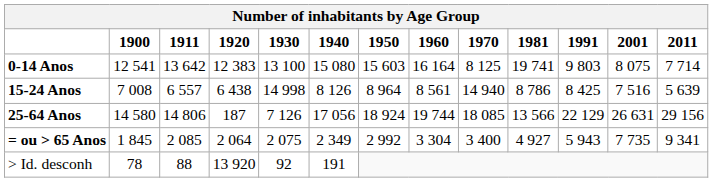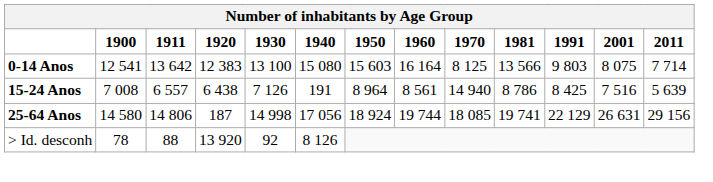(533, 66) 19 741 -> (519, 66) 13 566
(284, 90) 14 998 -> (270, 90) 7 126
(334, 90) 8 126 -> (320, 90) 191
(284, 115) 7 126 -> (270, 115) 14 998
(533, 115) 13 566 -> (519, 115) 19 741
- row: (57, 139)
(334, 164) 191 -> (320, 139) 8 126
